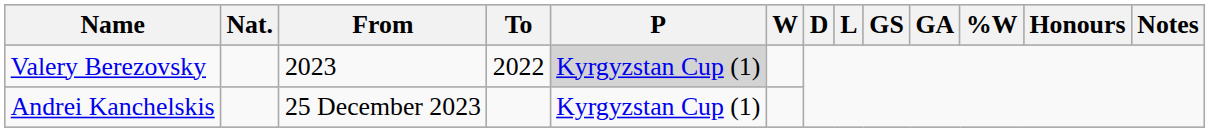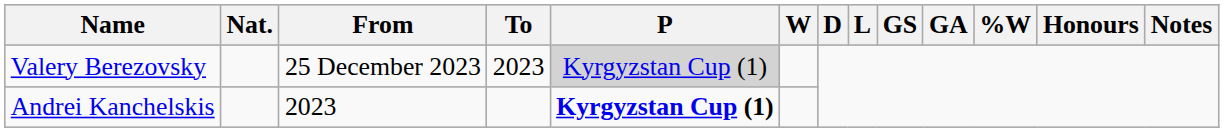(311, 65) 2023 -> (383, 65) 25 December 2023
(519, 65) 2022 -> (519, 65) 2023
(383, 106) 25 December 2023 -> (311, 106) 2023
(658, 106) normal -> (665, 106) bold
